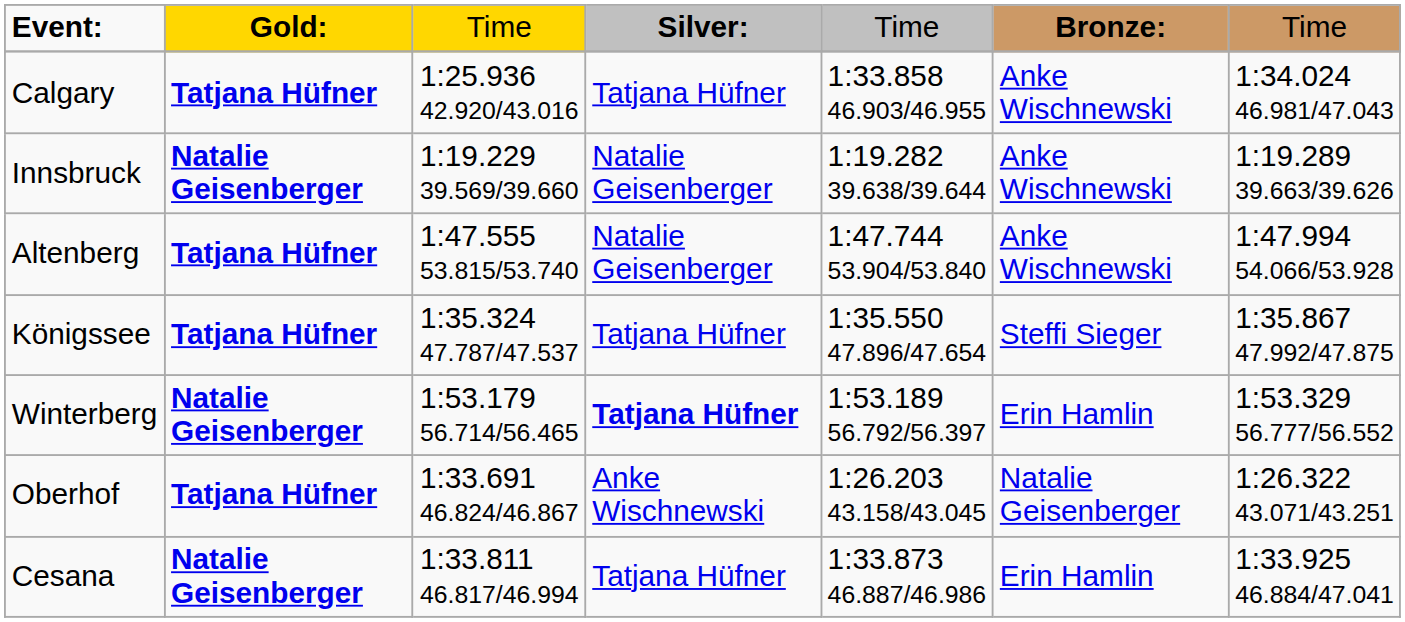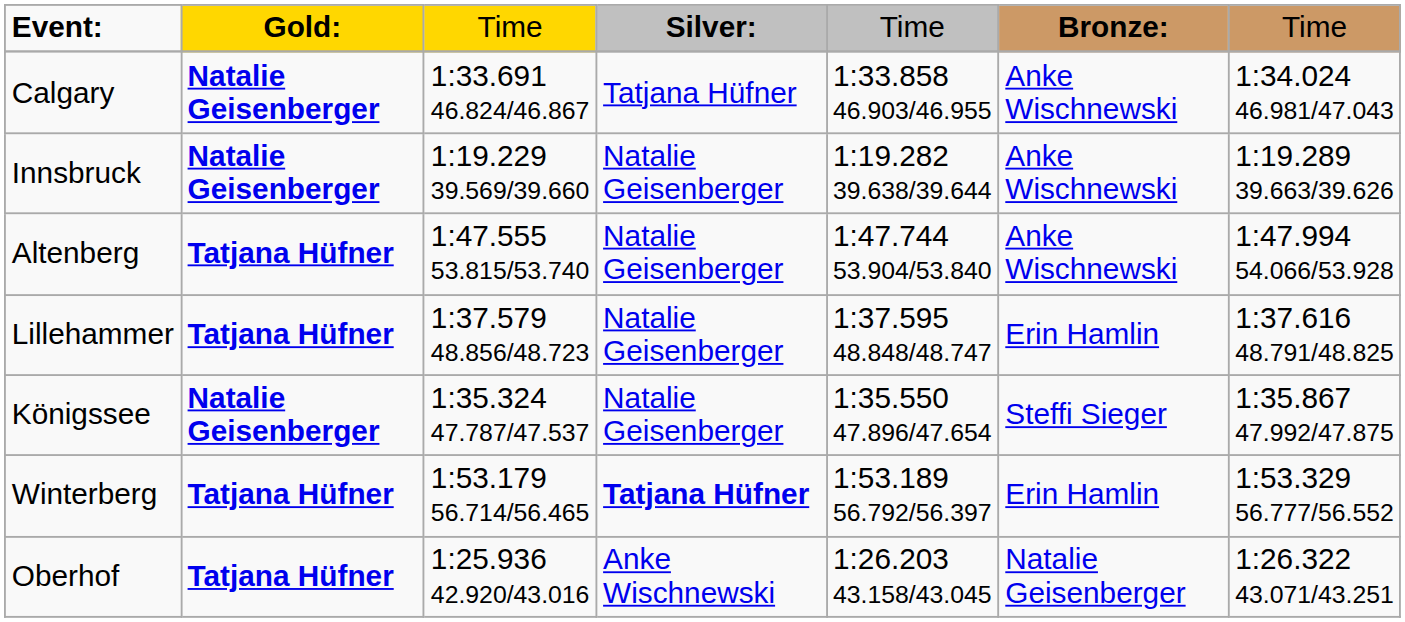(274, 92) Tatjana Hüfner -> (284, 92) Natalie Geisenberger
(499, 92) 1:25.936 42.920/43.016 -> (510, 92) 1:33.691 46.824/46.867
+ row: (93, 334)
(274, 334) Tatjana Hüfner -> (284, 414) Natalie Geisenberger
(689, 334) Tatjana Hüfner -> (693, 414) Natalie Geisenberger
(267, 414) Natalie Geisenberger -> (291, 495) Tatjana Hüfner
(499, 495) 1:33.691 46.824/46.867 -> (510, 576) 1:25.936 42.920/43.016
- row: (63, 576)
